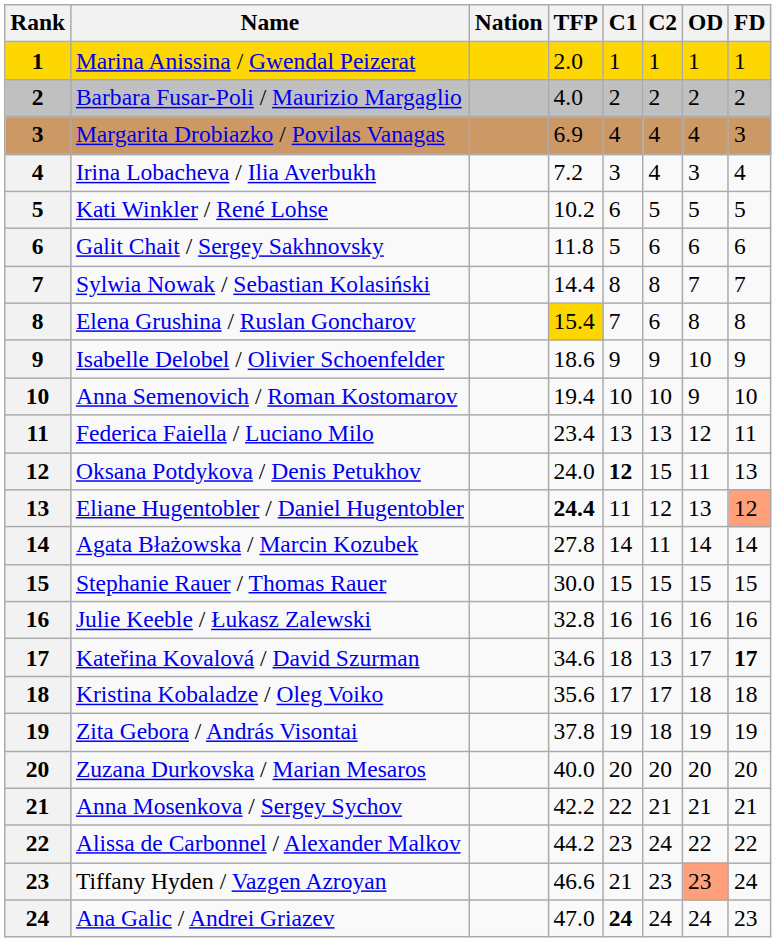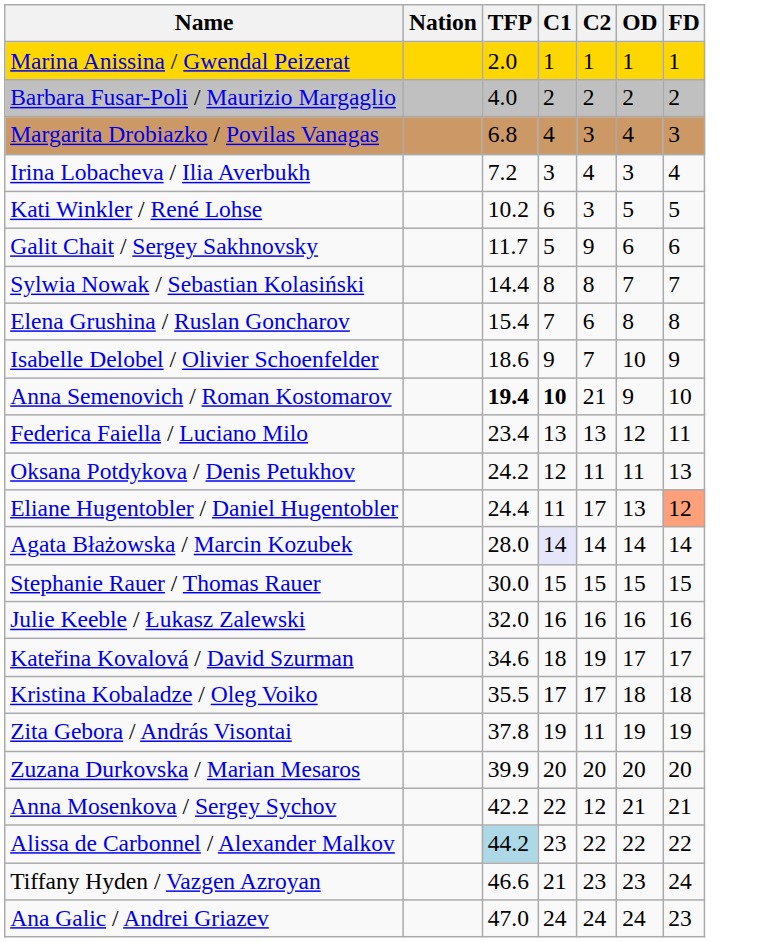- column: (38, 23)
(568, 135) 6.9 -> (502, 135) 6.8
(654, 135) 4 -> (589, 135) 3
(654, 209) 5 -> (589, 209) 3
(574, 246) 11.8 -> (508, 246) 11.7
(654, 246) 6 -> (589, 246) 9
(574, 321) gold background -> (508, 321) no background
(654, 358) 9 -> (589, 358) 7
(574, 396) normal -> (508, 396) bold
(621, 396) normal -> (555, 396) bold
(660, 396) 10 -> (594, 396) 21
(574, 470) 24.0 -> (508, 470) 24.2
(621, 470) bold -> (555, 470) normal
(660, 470) 15 -> (594, 470) 11
(574, 508) bold -> (508, 508) normal
(660, 508) 12 -> (594, 508) 17
(574, 545) 27.8 -> (508, 545) 28.0
(621, 545) no background -> (555, 545) lavender background
(660, 545) 11 -> (594, 545) 14
(574, 619) 32.8 -> (508, 619) 32.0
(660, 657) 13 -> (594, 657) 19
(746, 657) bold -> (680, 657) normal
(574, 694) 35.6 -> (508, 694) 35.5
(660, 731) 18 -> (594, 731) 11
(574, 769) 40.0 -> (508, 769) 39.9
(660, 806) 21 -> (594, 806) 12
(574, 843) no background -> (508, 843) lightblue background
(660, 843) 24 -> (594, 843) 22
(700, 881) lightsalmon background -> (634, 881) no background
(621, 918) bold -> (555, 918) normal
